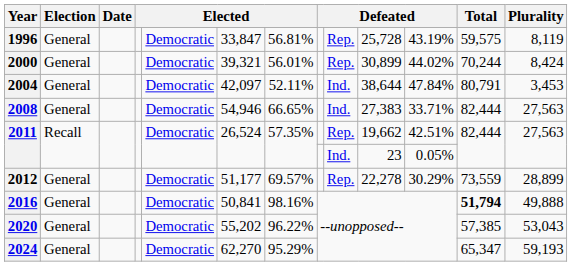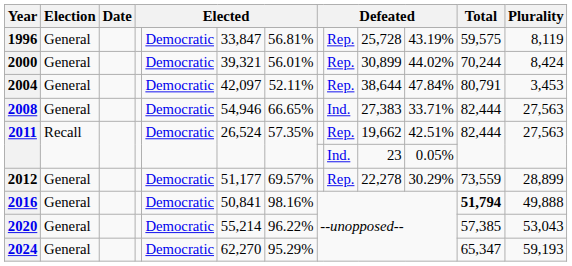(339, 86) Ind. -> (341, 86) Rep.
(241, 226) 55,202 -> (241, 226) 55,214
